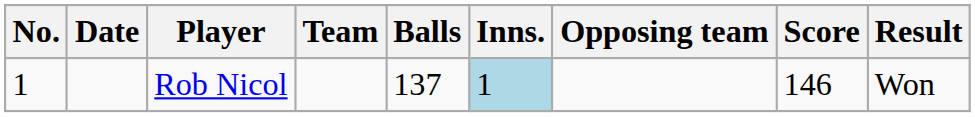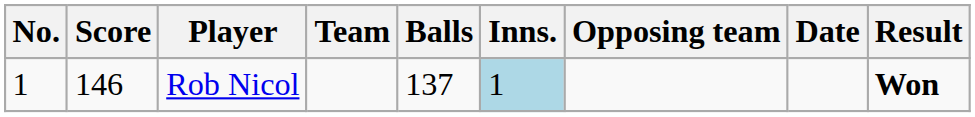columns swapped: (822, 31) <-> (107, 31)
(905, 84) normal -> (907, 84) bold
